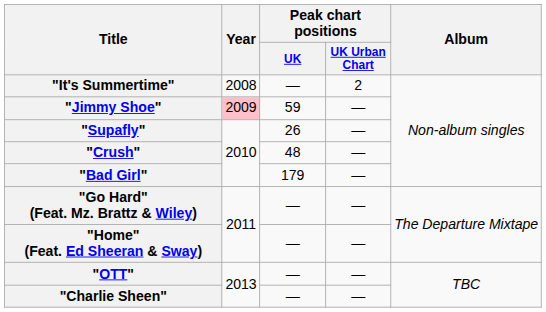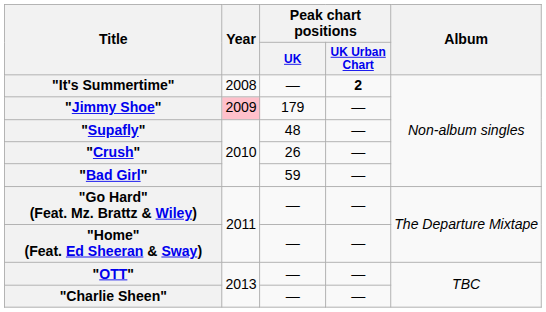(358, 85) normal -> (358, 85) bold
(293, 108) 59 -> (293, 108) 179
(293, 130) 26 -> (293, 130) 48
(293, 152) 48 -> (293, 152) 26
(293, 175) 179 -> (293, 175) 59
